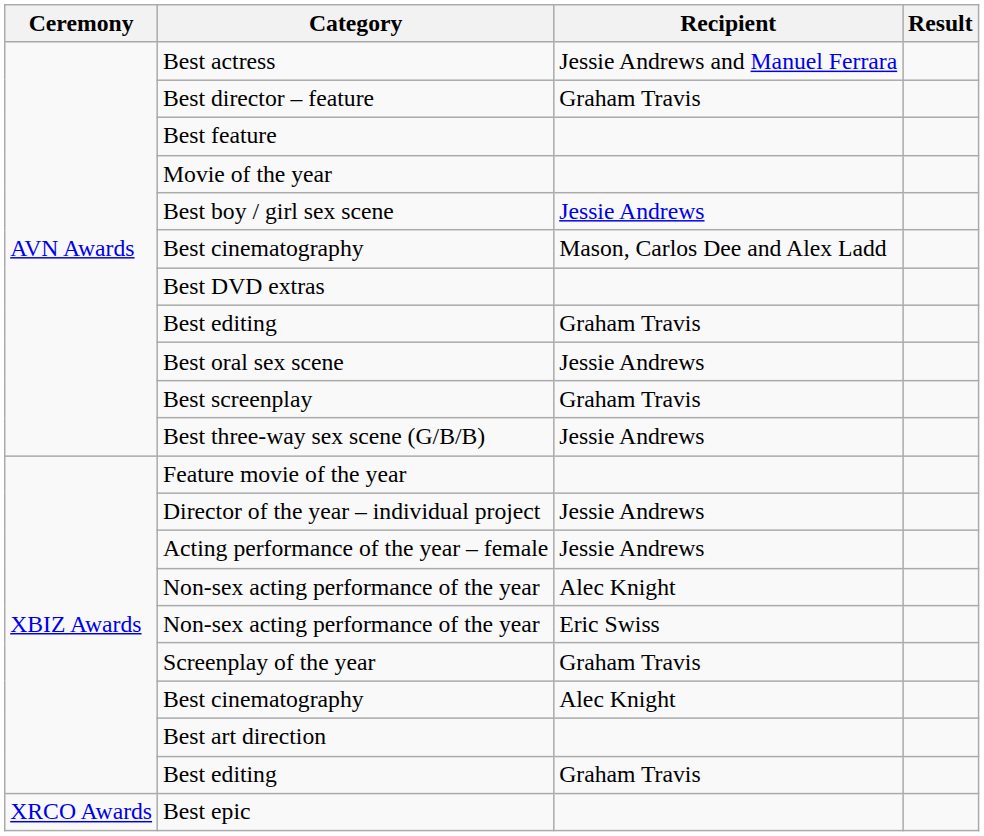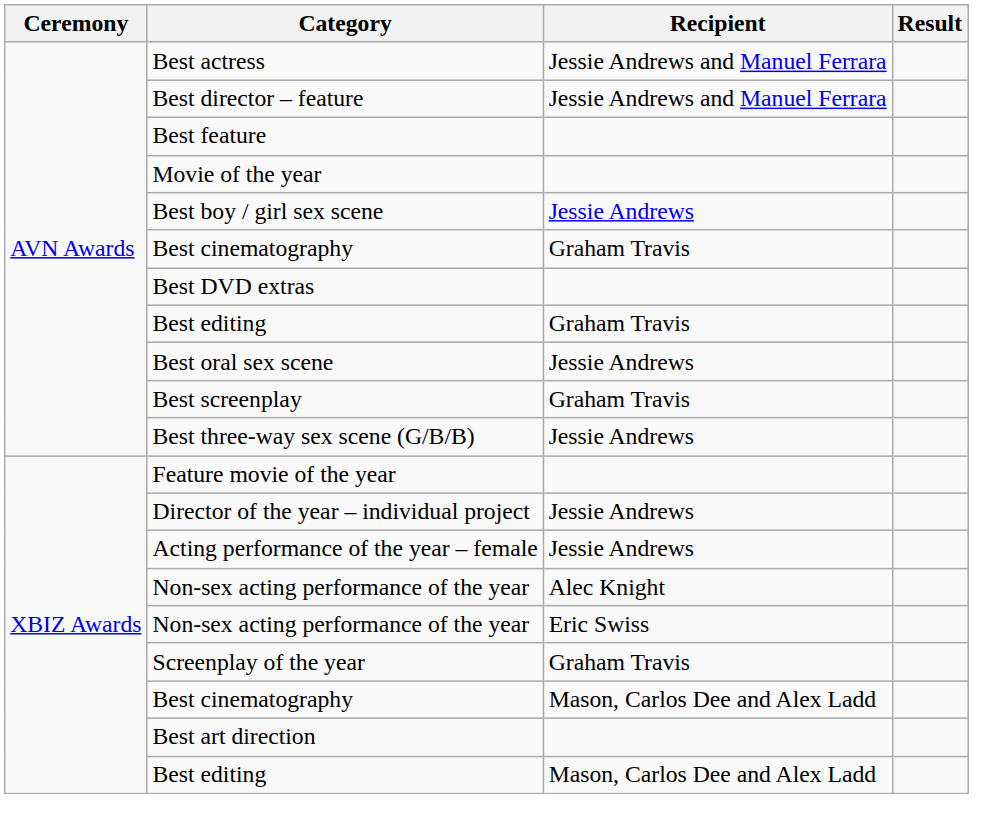(630, 98) Graham Travis -> (718, 98) Jessie Andrews and Manuel Ferrara
(723, 248) Mason, Carlos Dee and Alex Ladd -> (619, 248) Graham Travis
(617, 699) Alec Knight -> (712, 699) Mason, Carlos Dee and Alex Ladd
(630, 774) Graham Travis -> (712, 774) Mason, Carlos Dee and Alex Ladd
- row: (81, 811)
